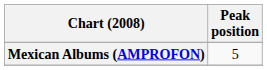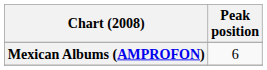(235, 53) 5 -> (235, 53) 6
